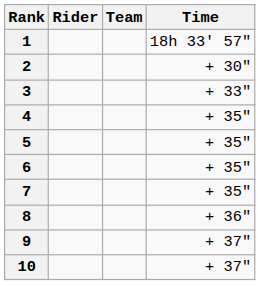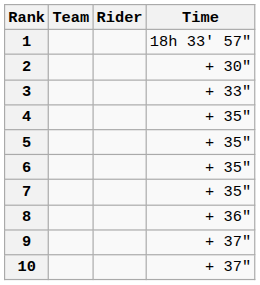columns swapped: (75, 17) <-> (124, 17)
